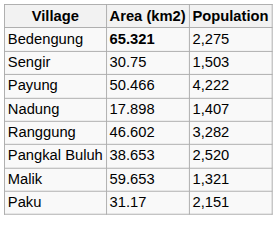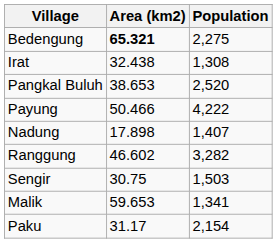+ row: (18, 62)
rows swapped: (29, 62) <-> (55, 156)
(211, 179) 1,321 -> (211, 202) 1,341
(211, 202) 2,151 -> (211, 226) 2,154
